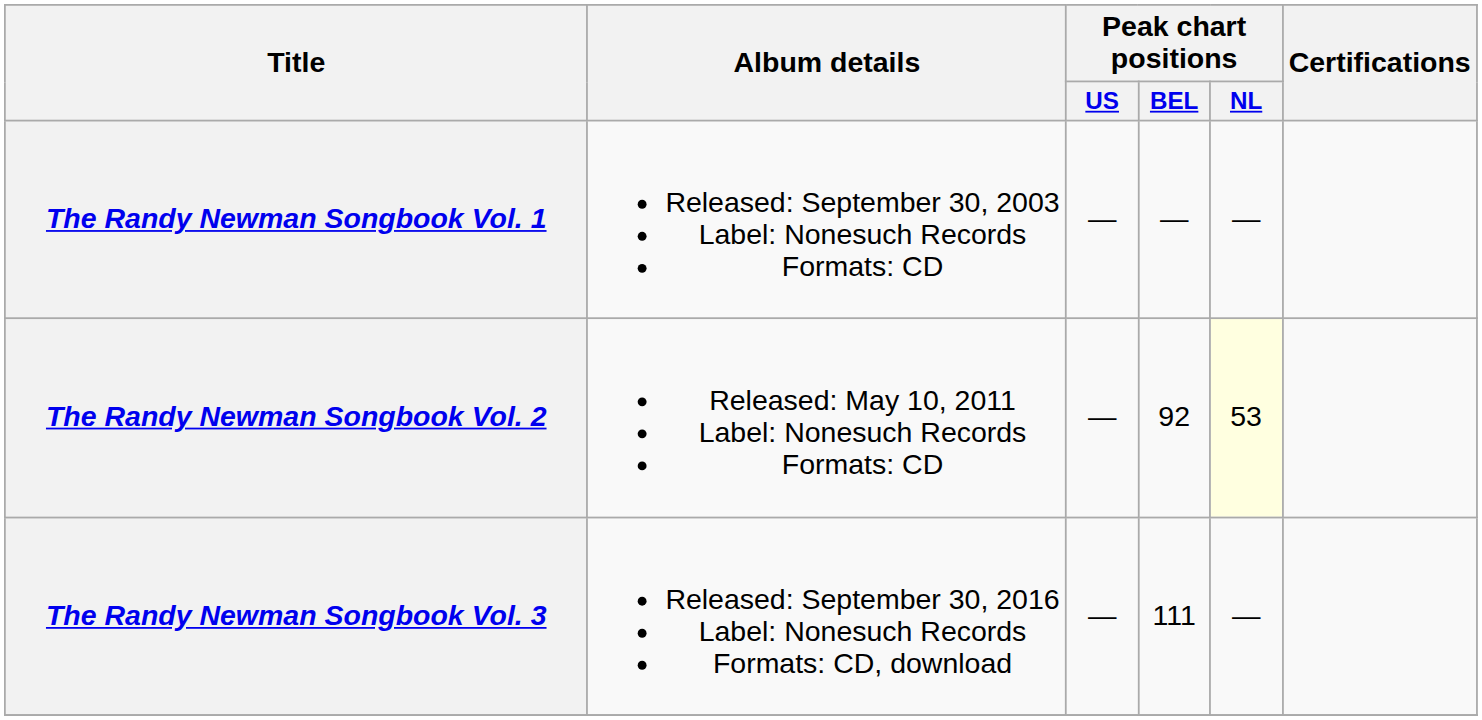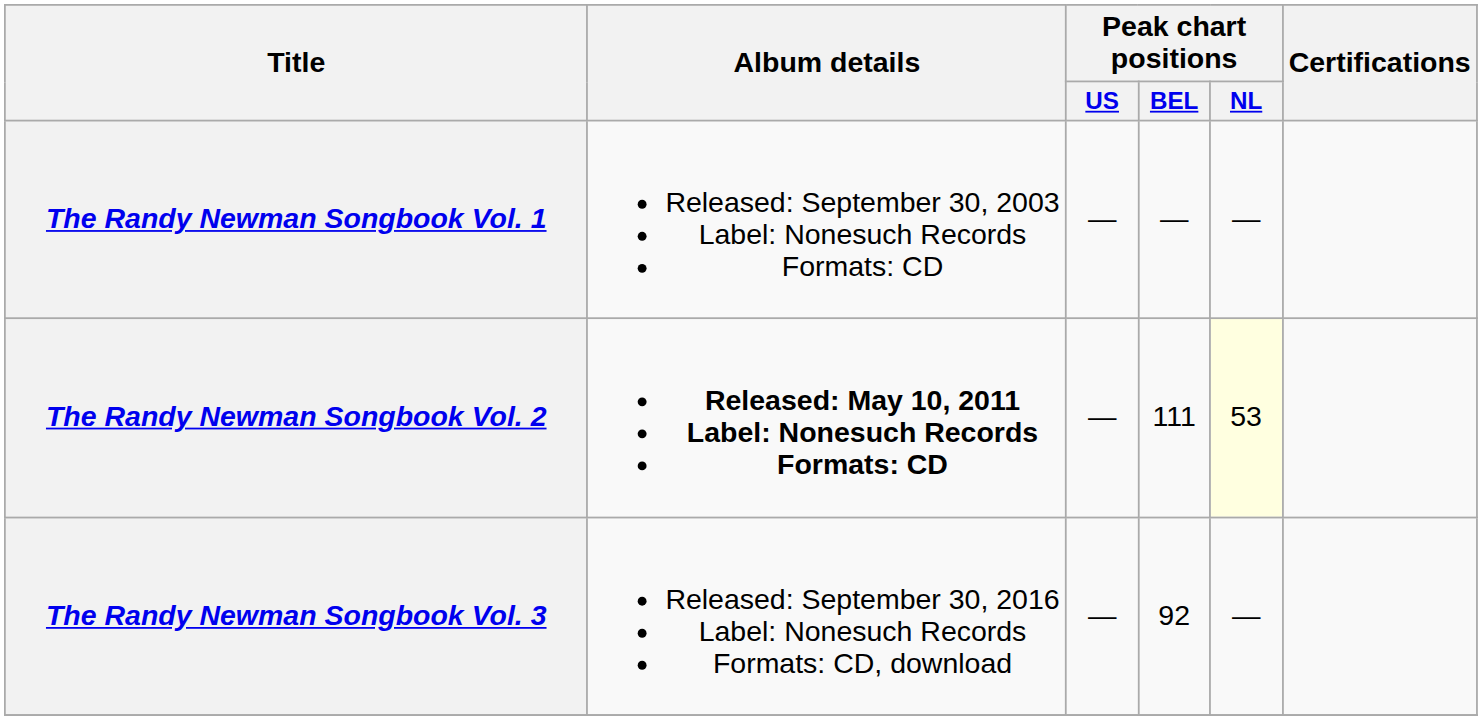(827, 434) normal -> (827, 434) bold
(1174, 417) 92 -> (1174, 417) 111
(1174, 615) 111 -> (1174, 615) 92
